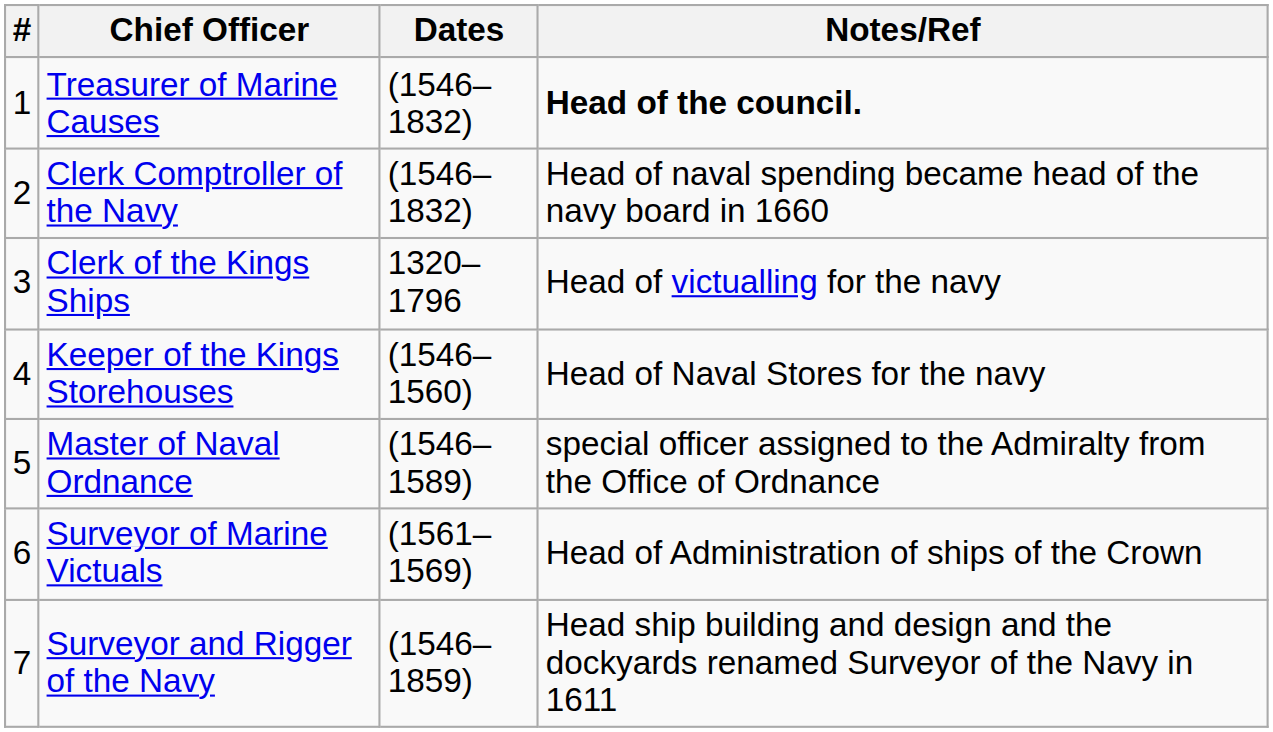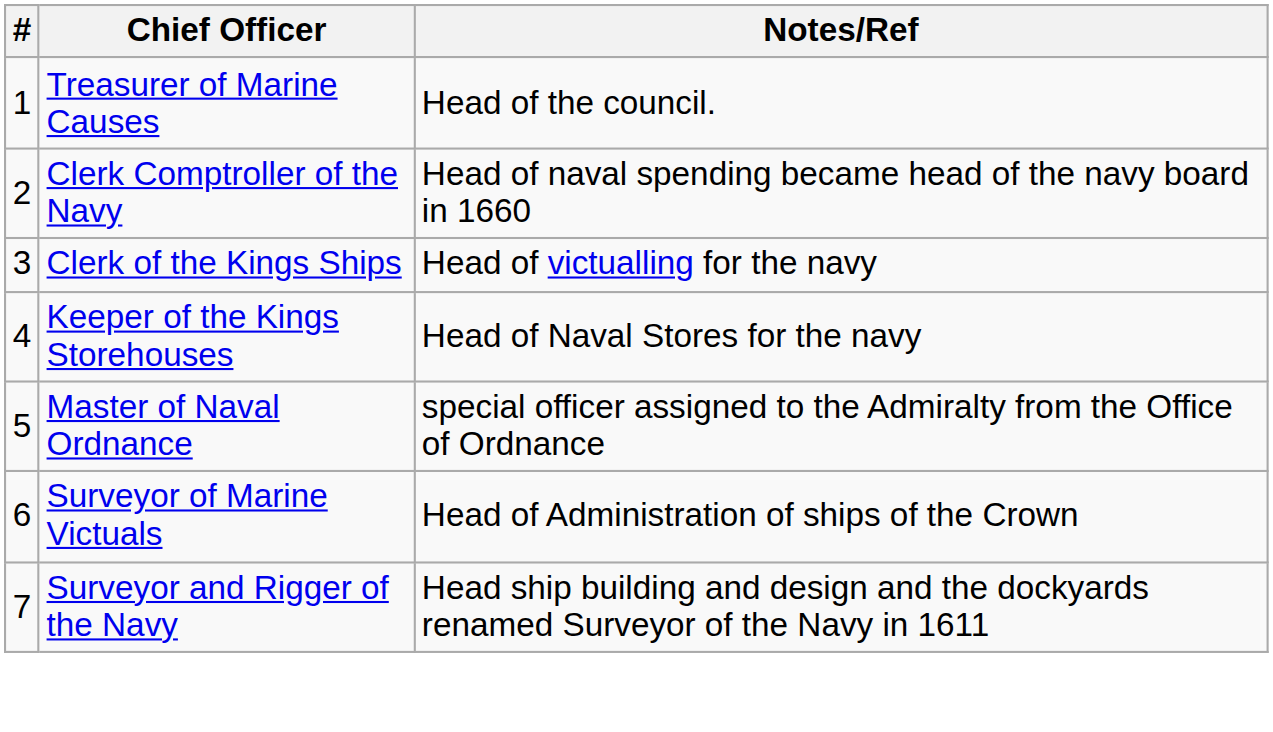- column: (459, 30)
(704, 102) bold -> (569, 102) normal
